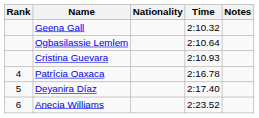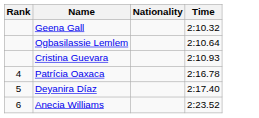- column: (238, 12)
